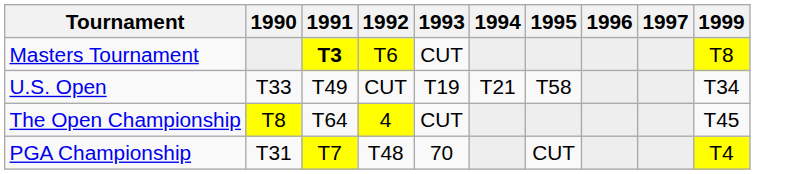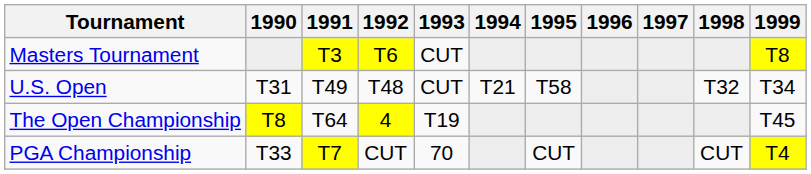+ column: (722, 21)
(330, 54) bold -> (330, 54) normal
(274, 87) T33 -> (274, 87) T31
(386, 87) CUT -> (386, 87) T48
(442, 87) T19 -> (442, 87) CUT
(442, 120) CUT -> (442, 120) T19
(274, 153) T31 -> (274, 153) T33
(386, 153) T48 -> (386, 153) CUT
